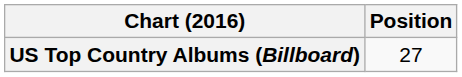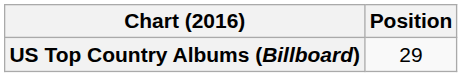(411, 54) 27 -> (411, 54) 29
